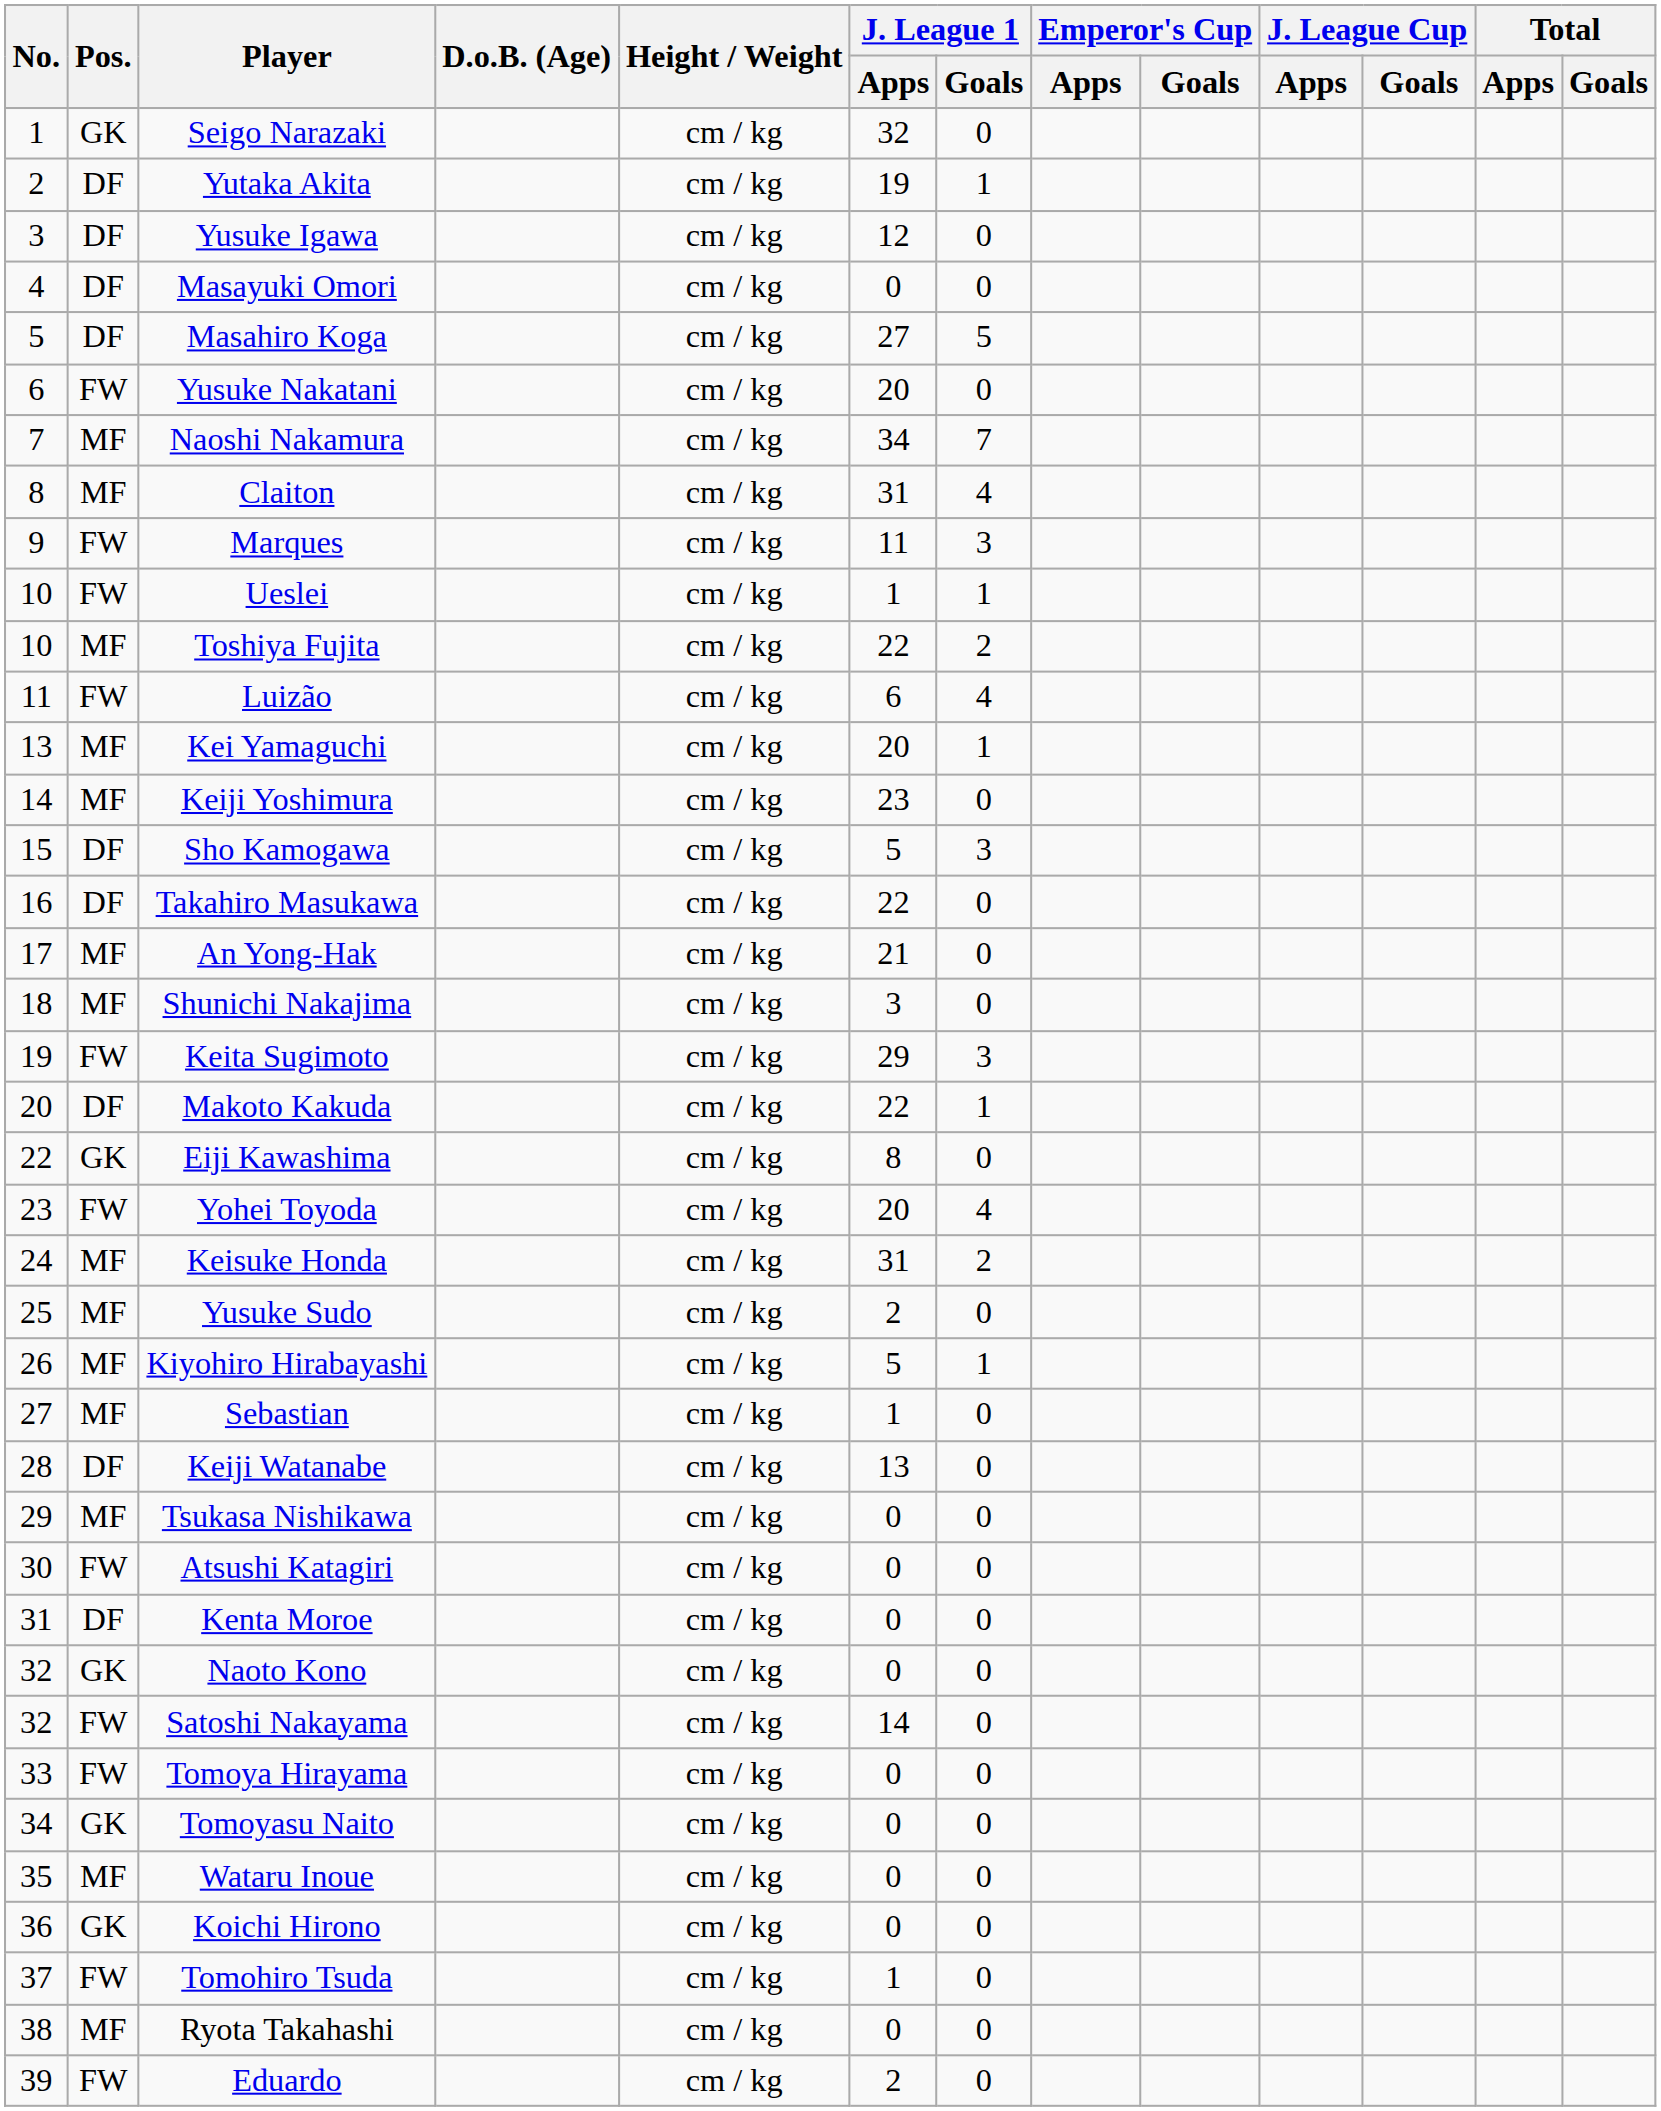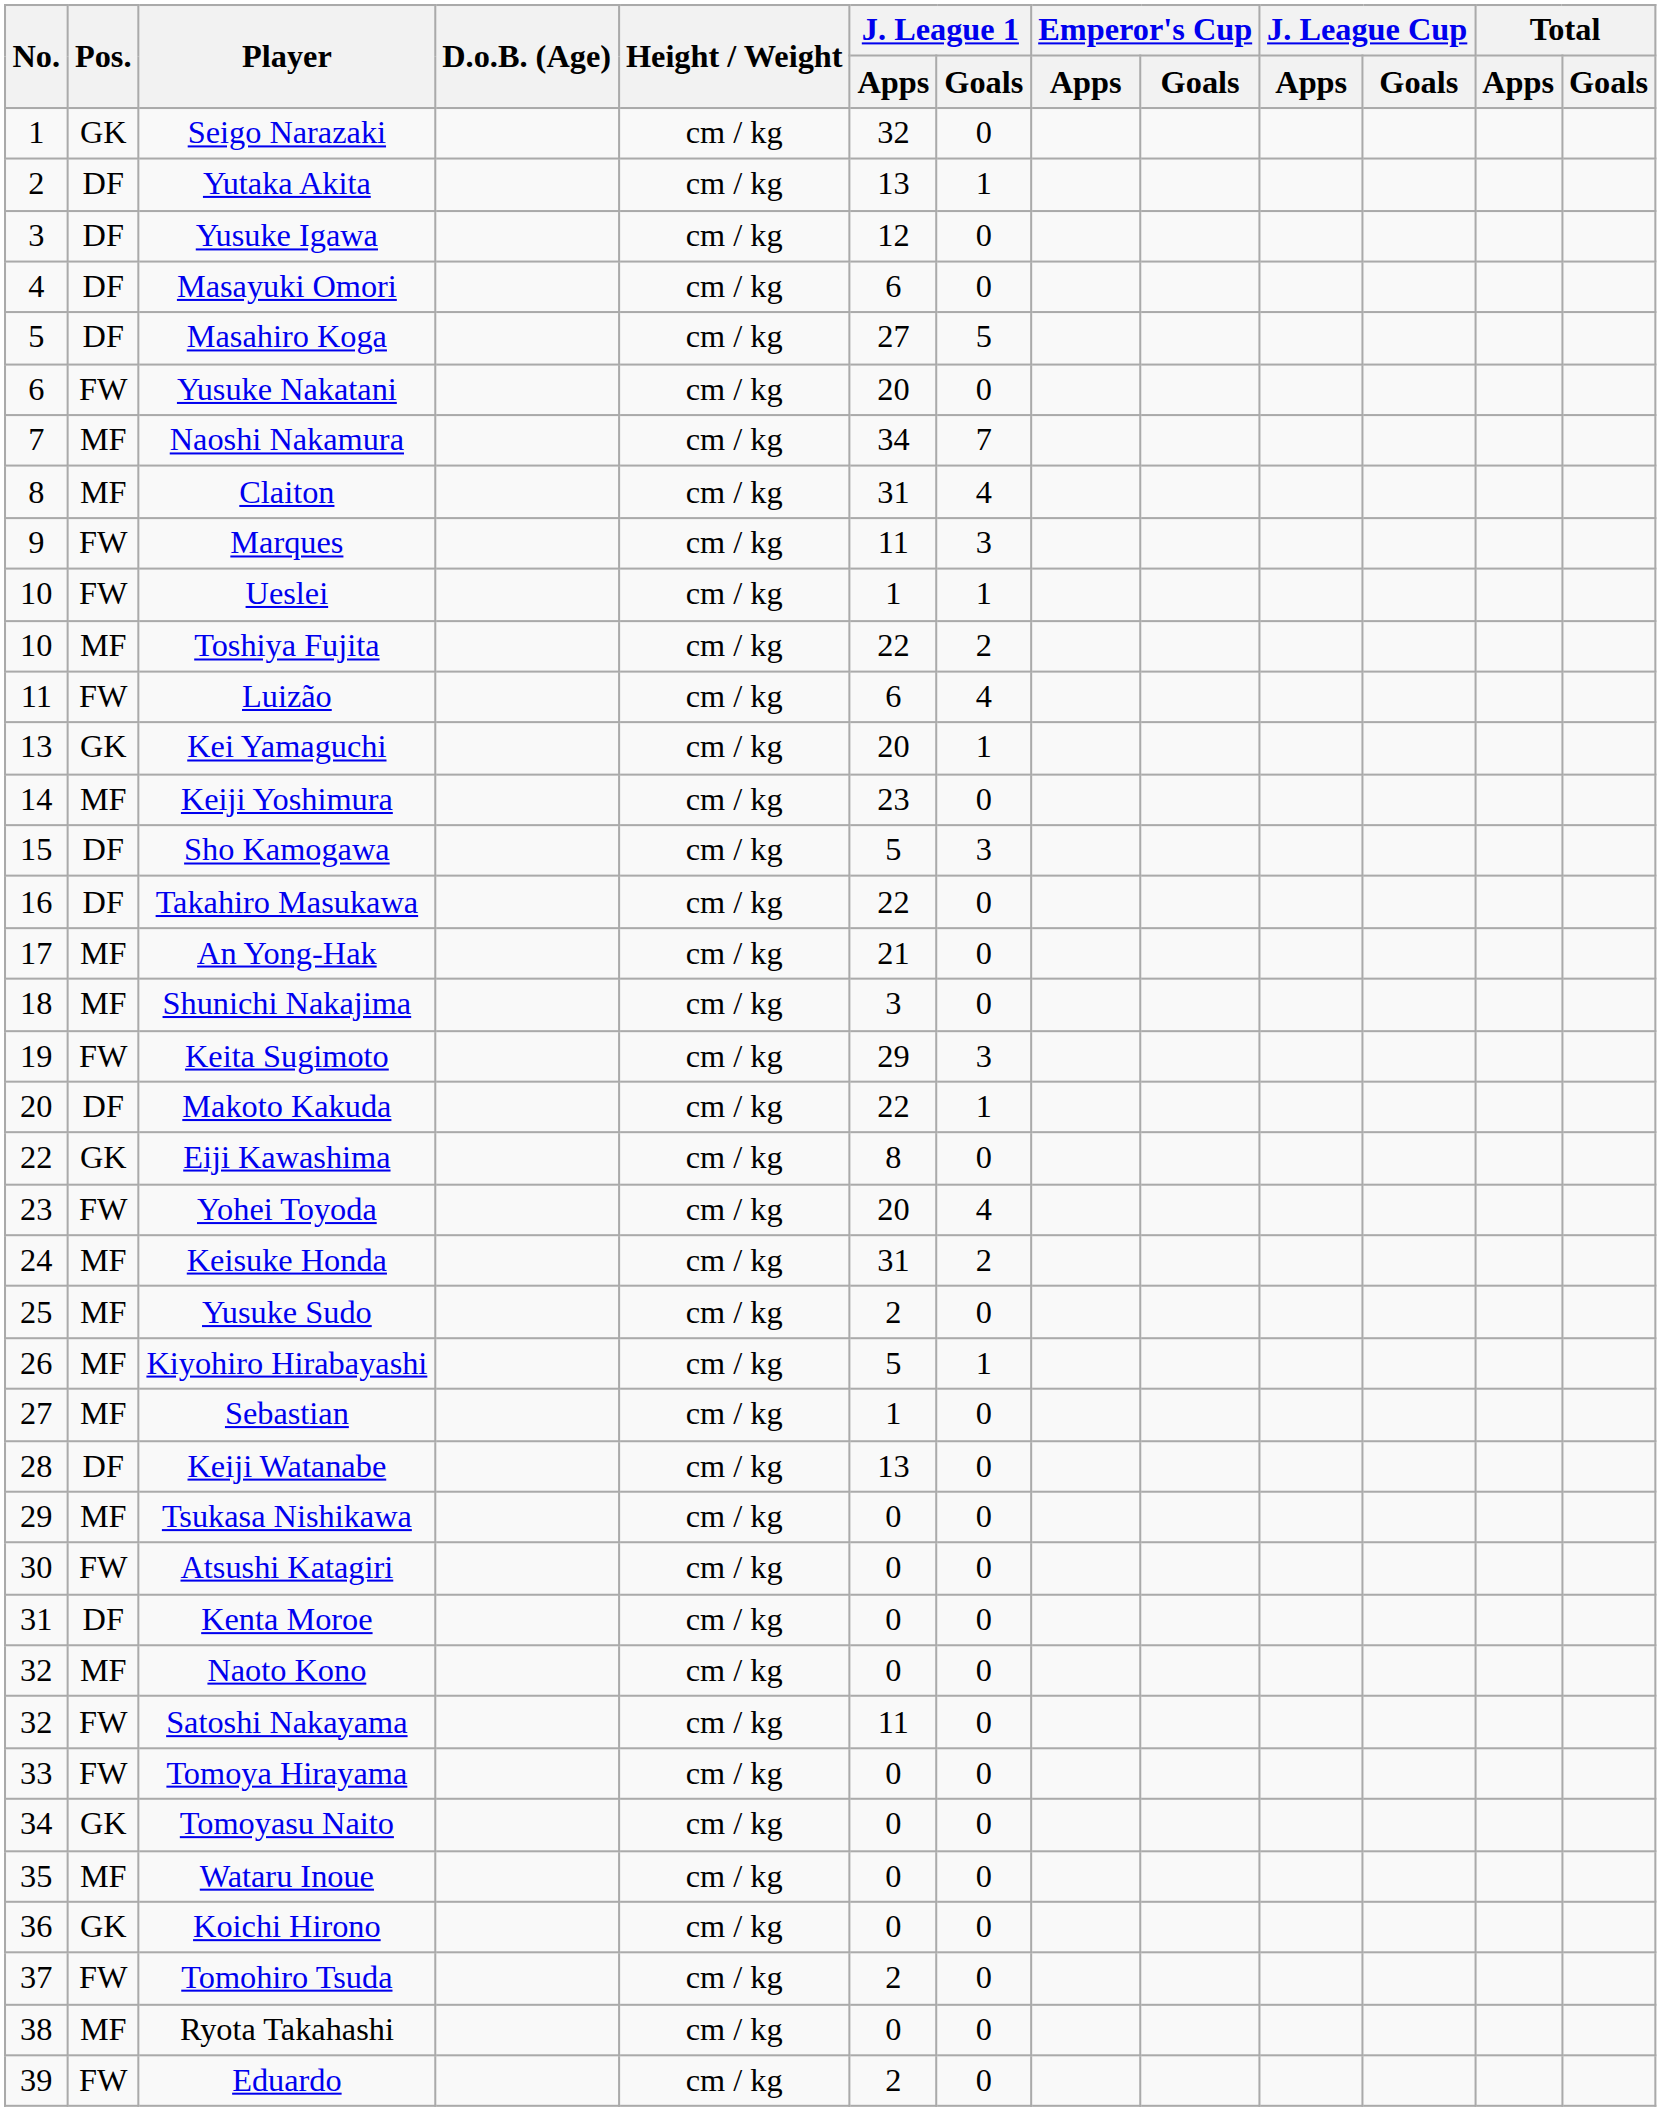(893, 183) 19 -> (893, 183) 13
(893, 286) 0 -> (893, 286) 6
(103, 747) MF -> (103, 747) GK
(103, 1670) GK -> (103, 1670) MF
(893, 1721) 14 -> (893, 1721) 11
(893, 1977) 1 -> (893, 1977) 2
